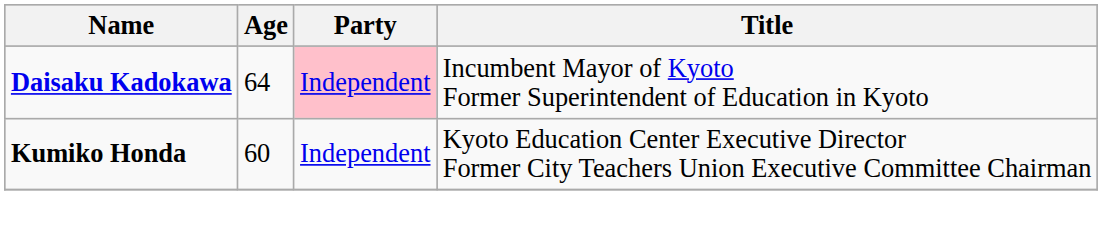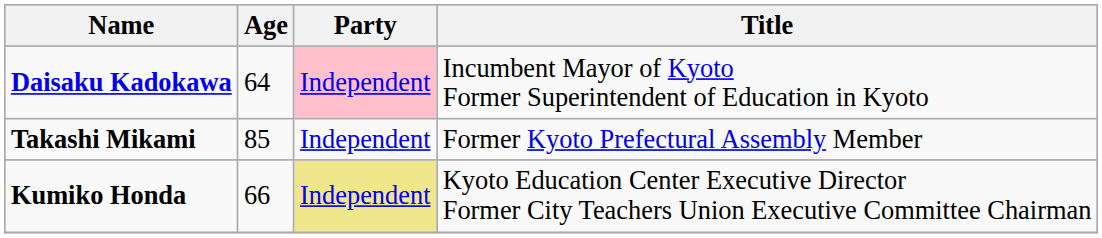+ row: (103, 138)
(257, 153) 60 -> (257, 195) 66
(365, 153) no background -> (365, 195) khaki background
